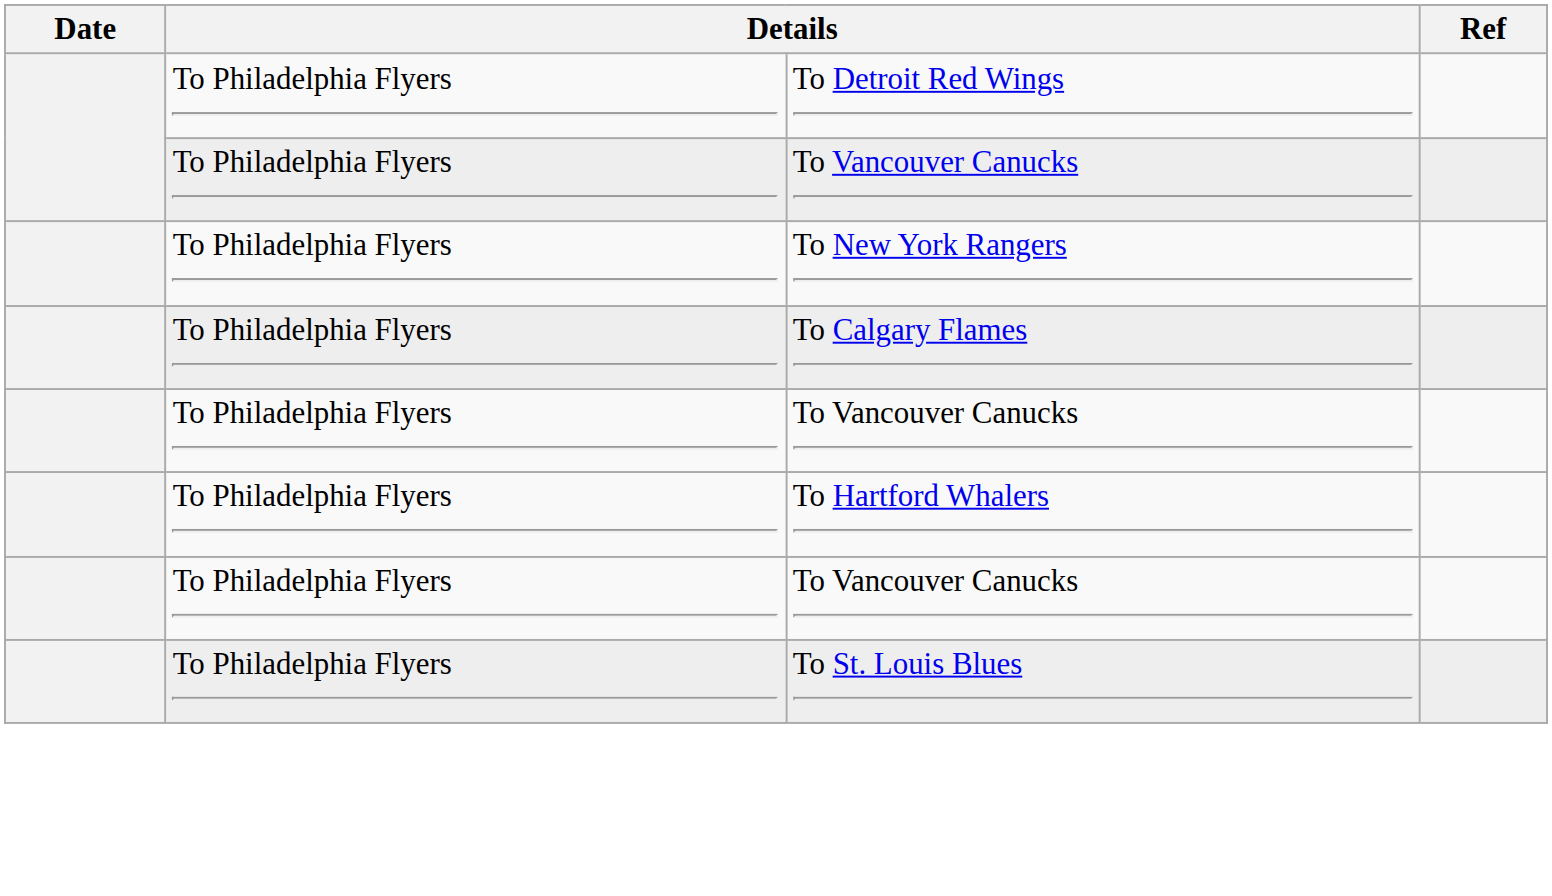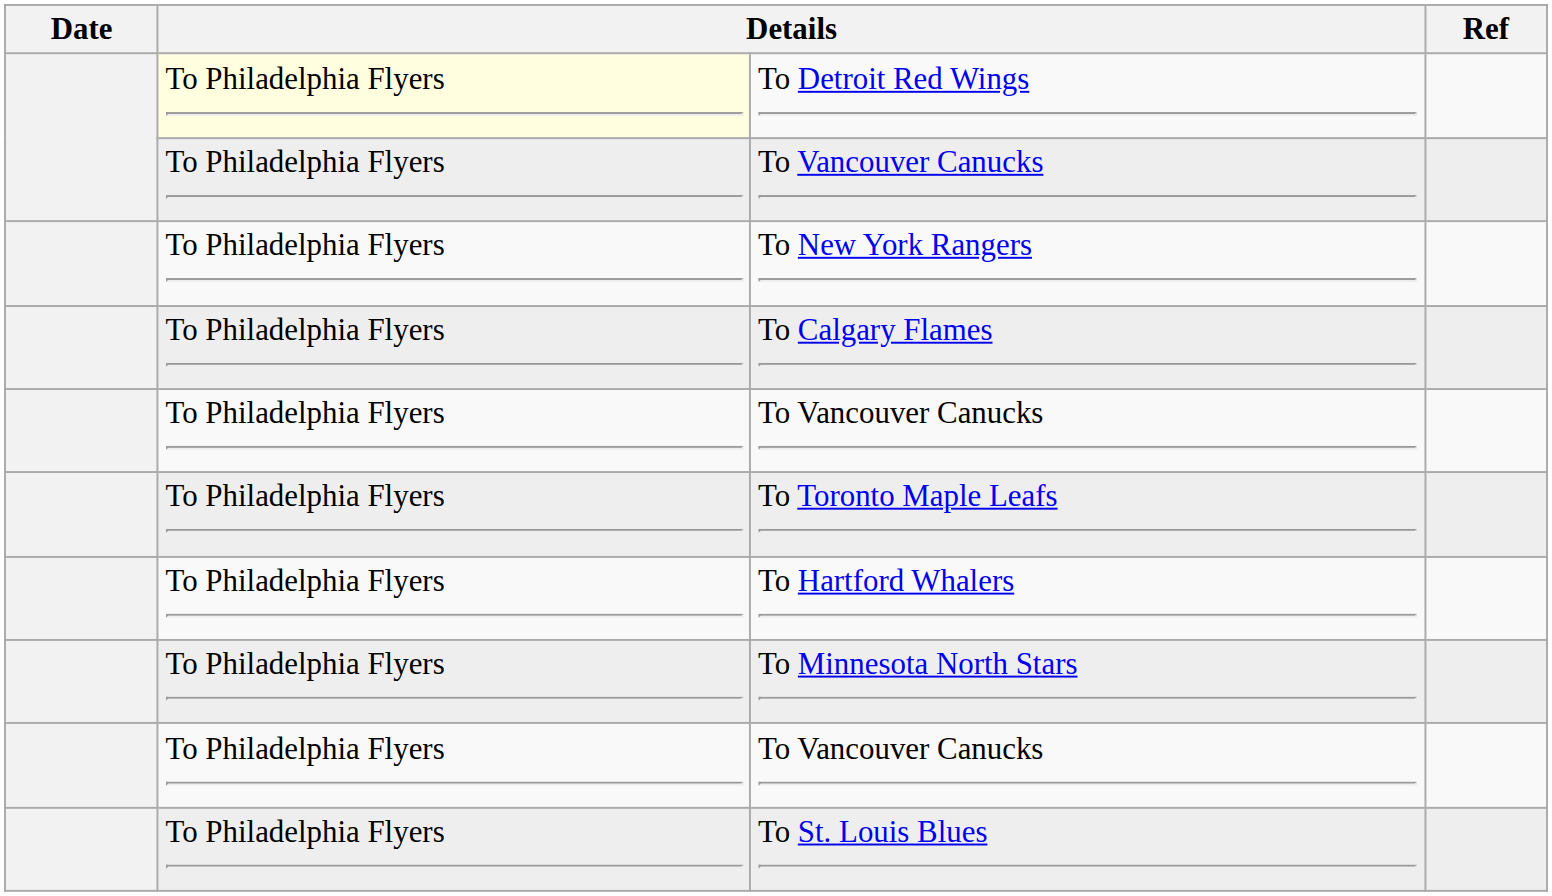(476, 88) no background -> (455, 88) lightyellow background
+ row: (82, 514)
+ row: (82, 682)
